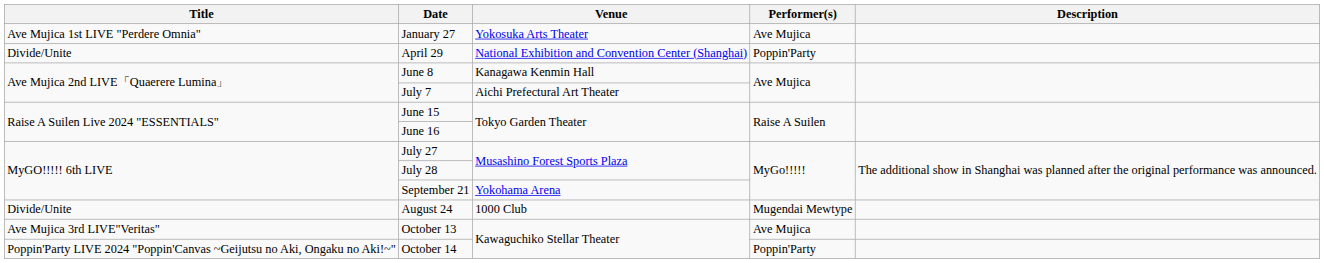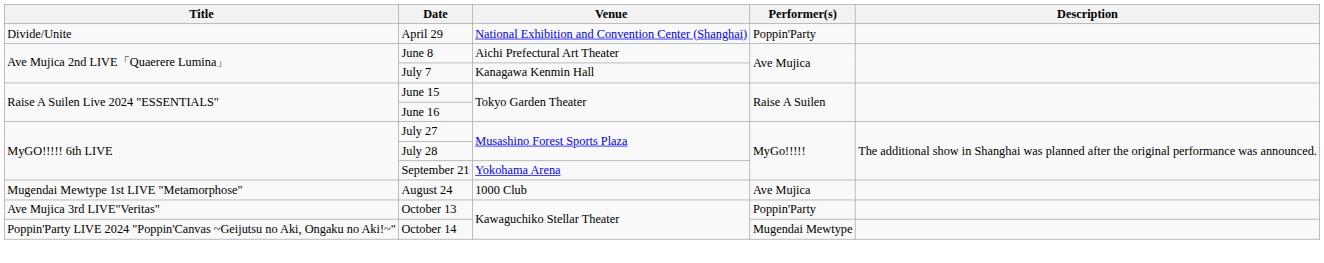- row: (428, 33)
(535, 72) Kanagawa Kenmin Hall -> (547, 53) Aichi Prefectural Art Theater
(547, 92) Aichi Prefectural Art Theater -> (535, 72) Kanagawa Kenmin Hall
(39, 209) Divide/Unite -> (125, 190) Mugendai Mewtype 1st LIVE "Metamorphose"
(803, 209) Mugendai Mewtype -> (782, 190) Ave Mujica
(782, 229) Ave Mujica -> (784, 209) Poppin'Party
(784, 248) Poppin'Party -> (803, 229) Mugendai Mewtype
